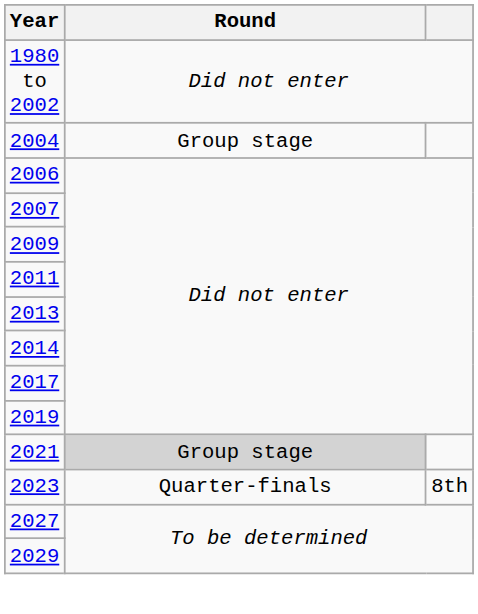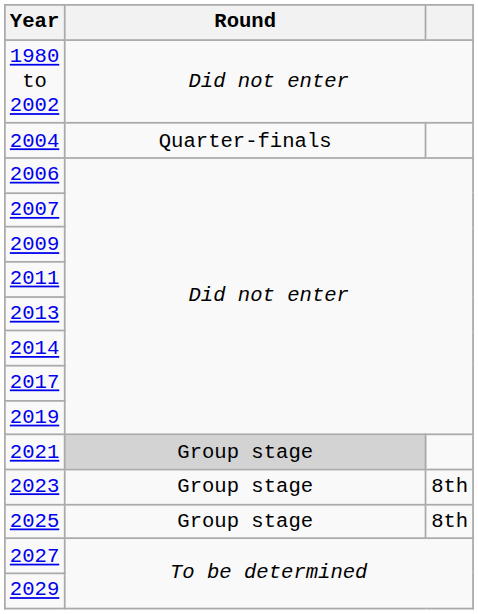(245, 140) Group stage -> (245, 140) Quarter-finals
(245, 486) Quarter-finals -> (245, 486) Group stage
+ row: (35, 521)
